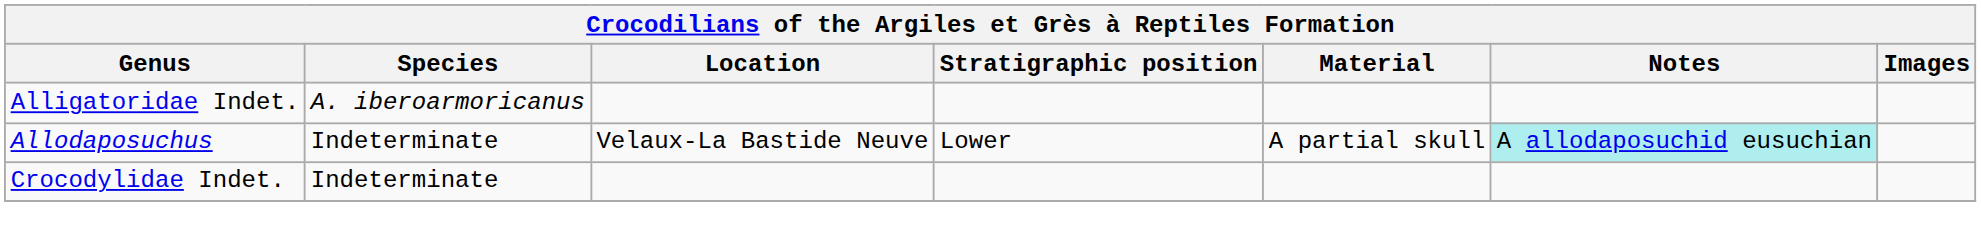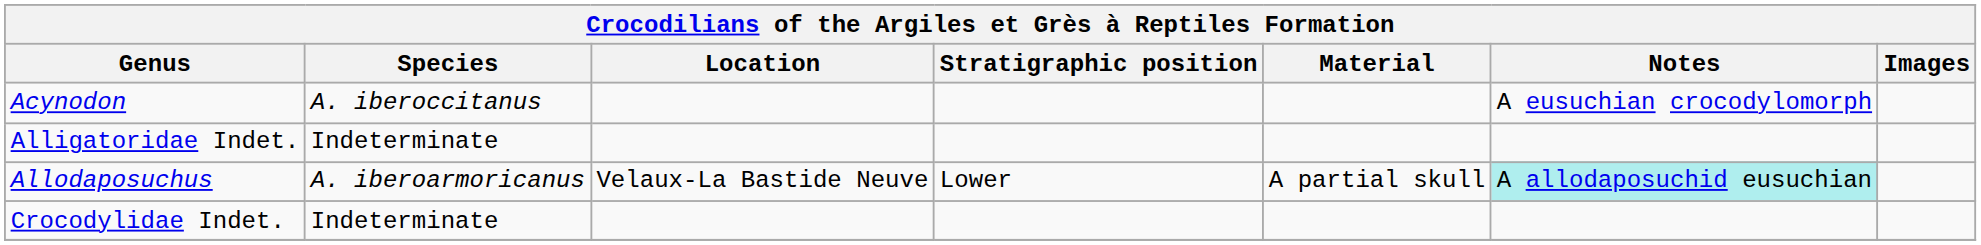+ row: (68, 103)
(448, 103) A. iberoarmoricanus -> (405, 142) Indeterminate
(405, 142) Indeterminate -> (448, 181) A. iberoarmoricanus
